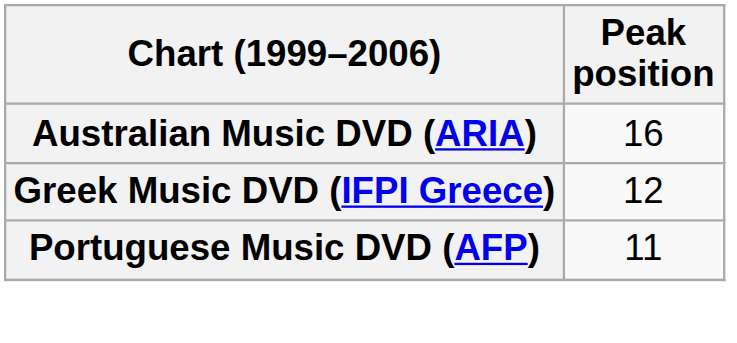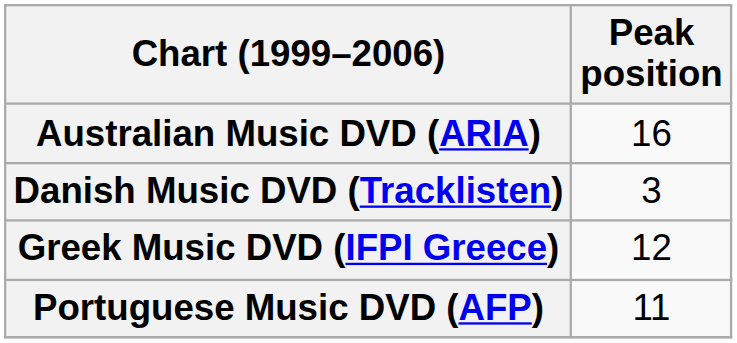+ row: (288, 190)
